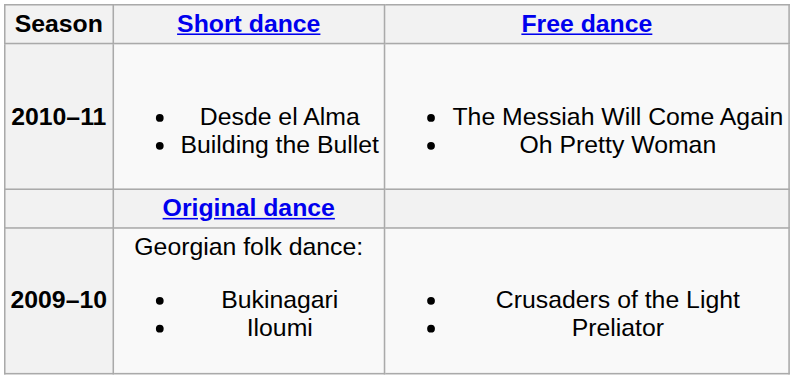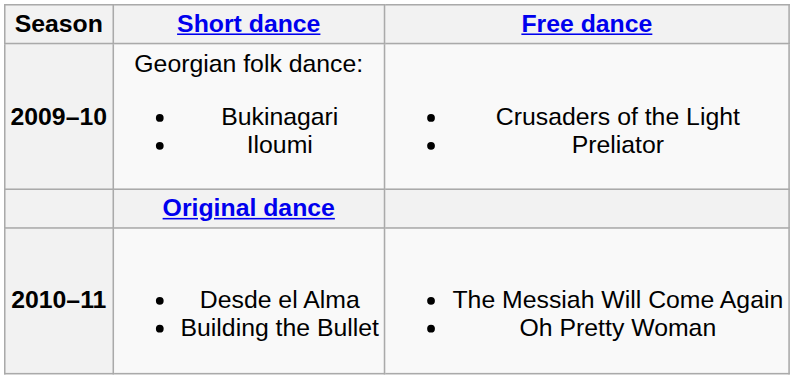rows swapped: (59, 116) <-> (59, 300)
